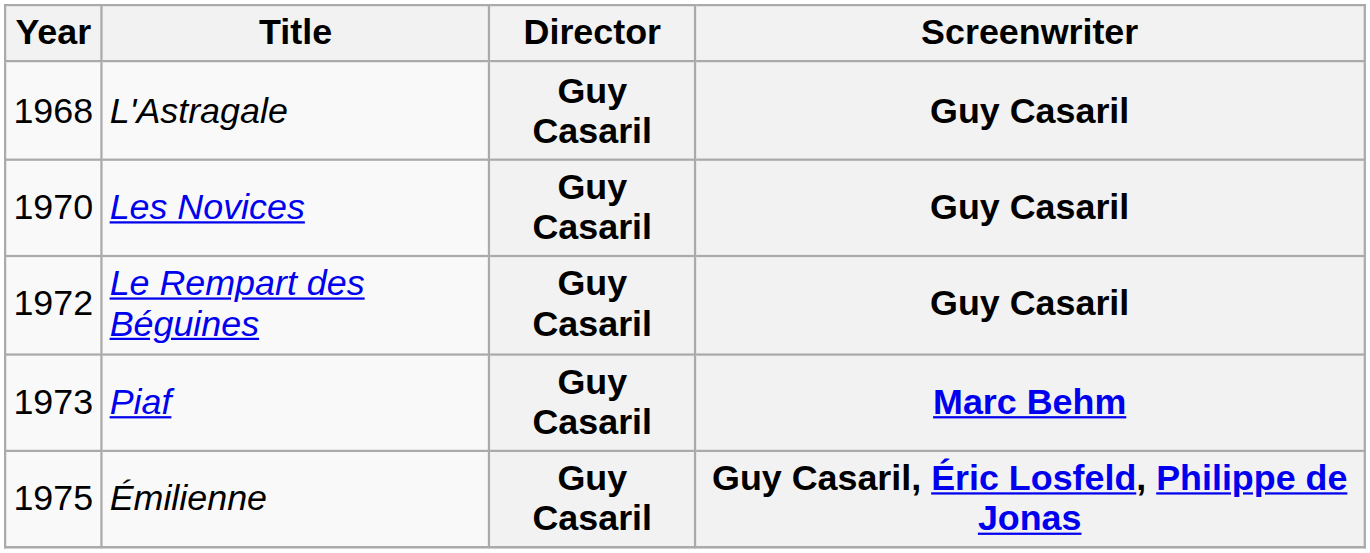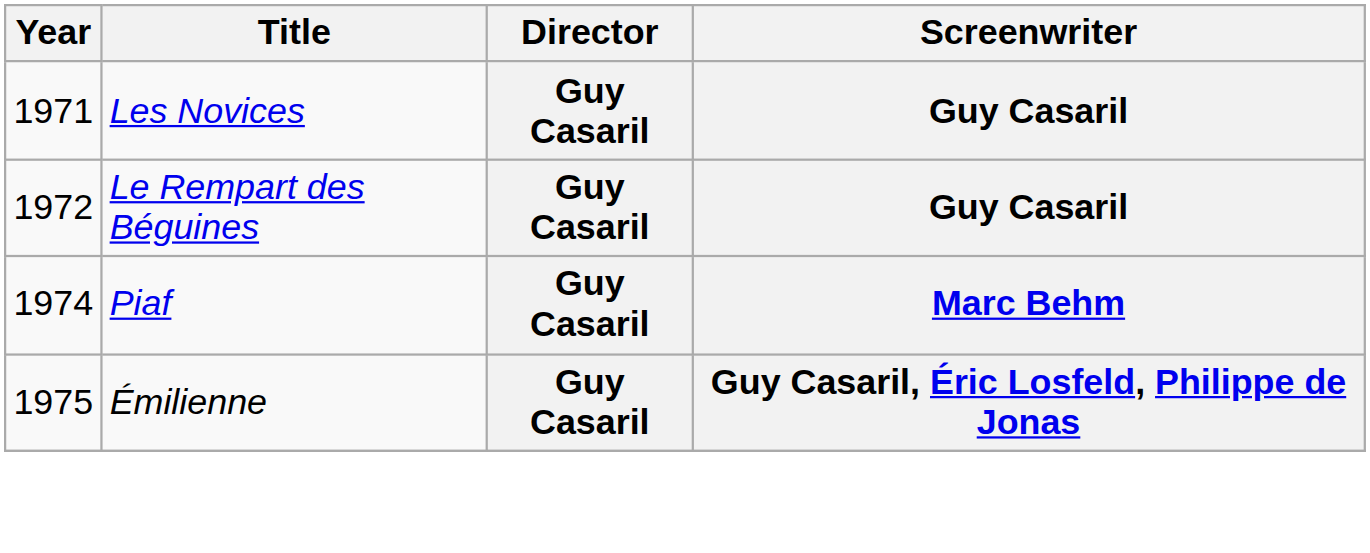- row: (199, 109)
(53, 207) 1970 -> (53, 109) 1971
(53, 401) 1973 -> (53, 304) 1974
